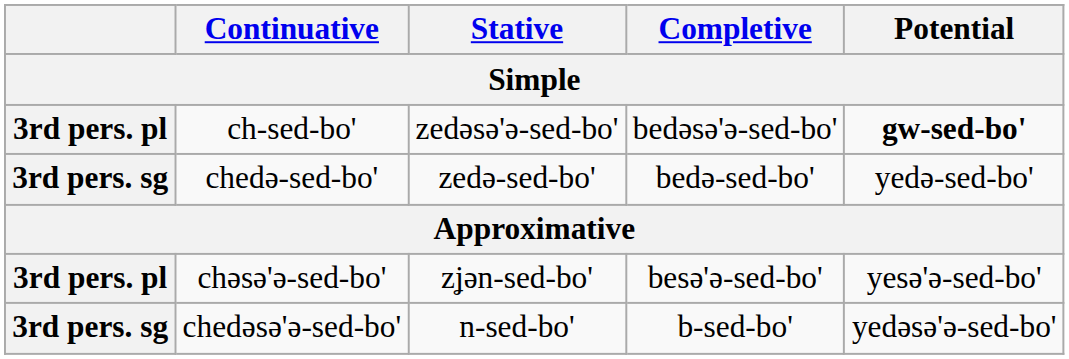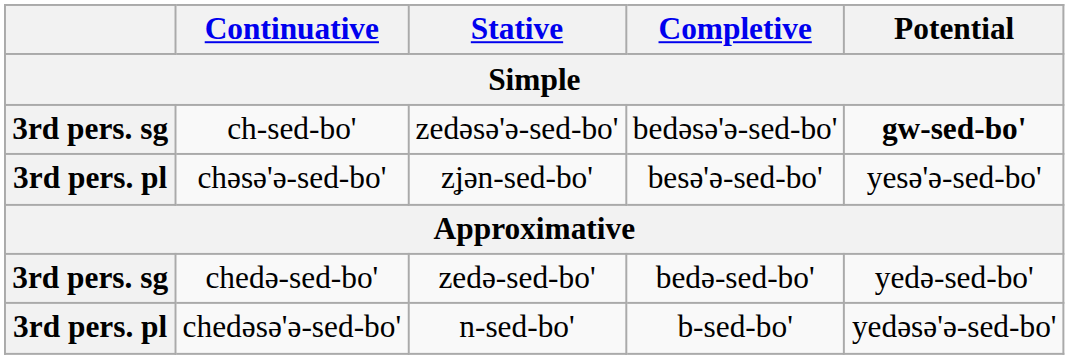(90, 128) 3rd pers. pl -> (90, 128) 3rd pers. sg
rows swapped: (292, 278) <-> (292, 178)
(90, 327) 3rd pers. sg -> (90, 327) 3rd pers. pl
